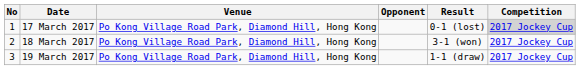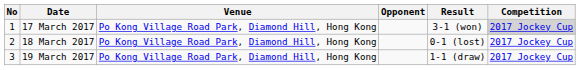(458, 27) 0-1 (lost) -> (458, 27) 3-1 (won)
(458, 42) 3-1 (won) -> (458, 42) 0-1 (lost)
